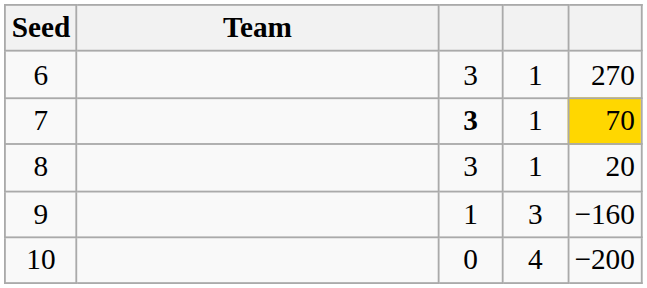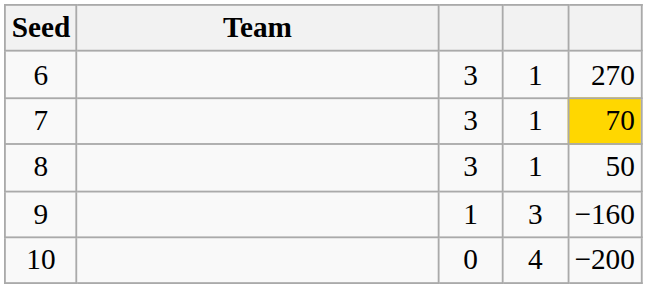(471, 120) bold -> (471, 120) normal
(620, 167) 20 -> (620, 167) 50
